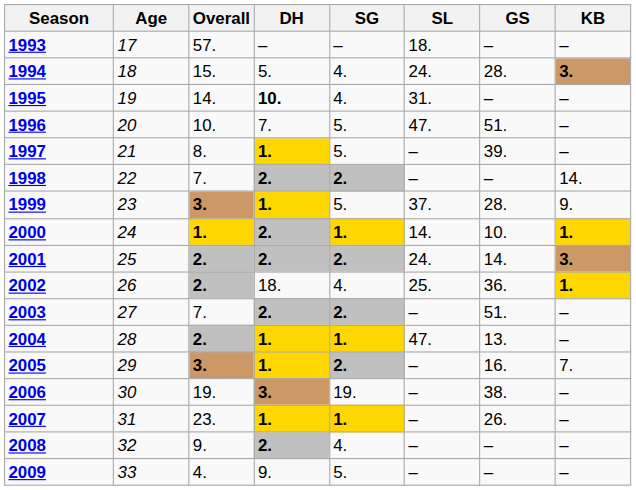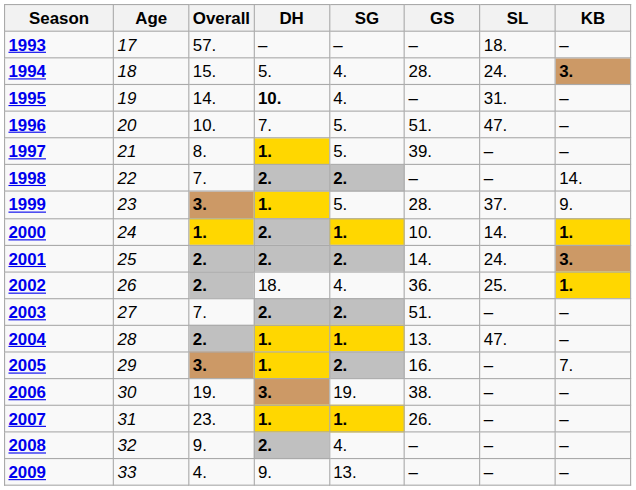columns swapped: (518, 18) <-> (442, 18)
(340, 472) 5. -> (345, 472) 13.
